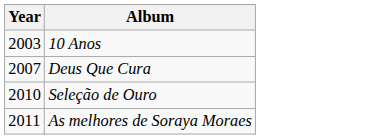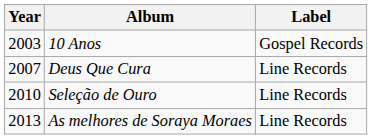+ column: (311, 17)
(24, 120) 2011 -> (25, 120) 2013
